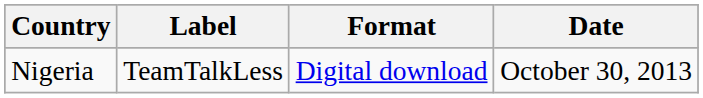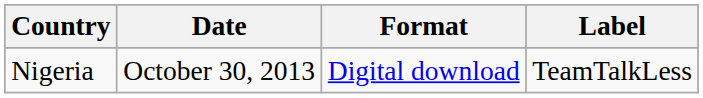columns swapped: (596, 26) <-> (203, 26)
